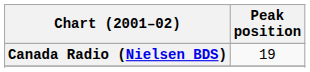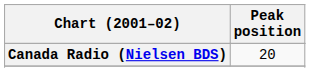(267, 55) 19 -> (267, 55) 20
